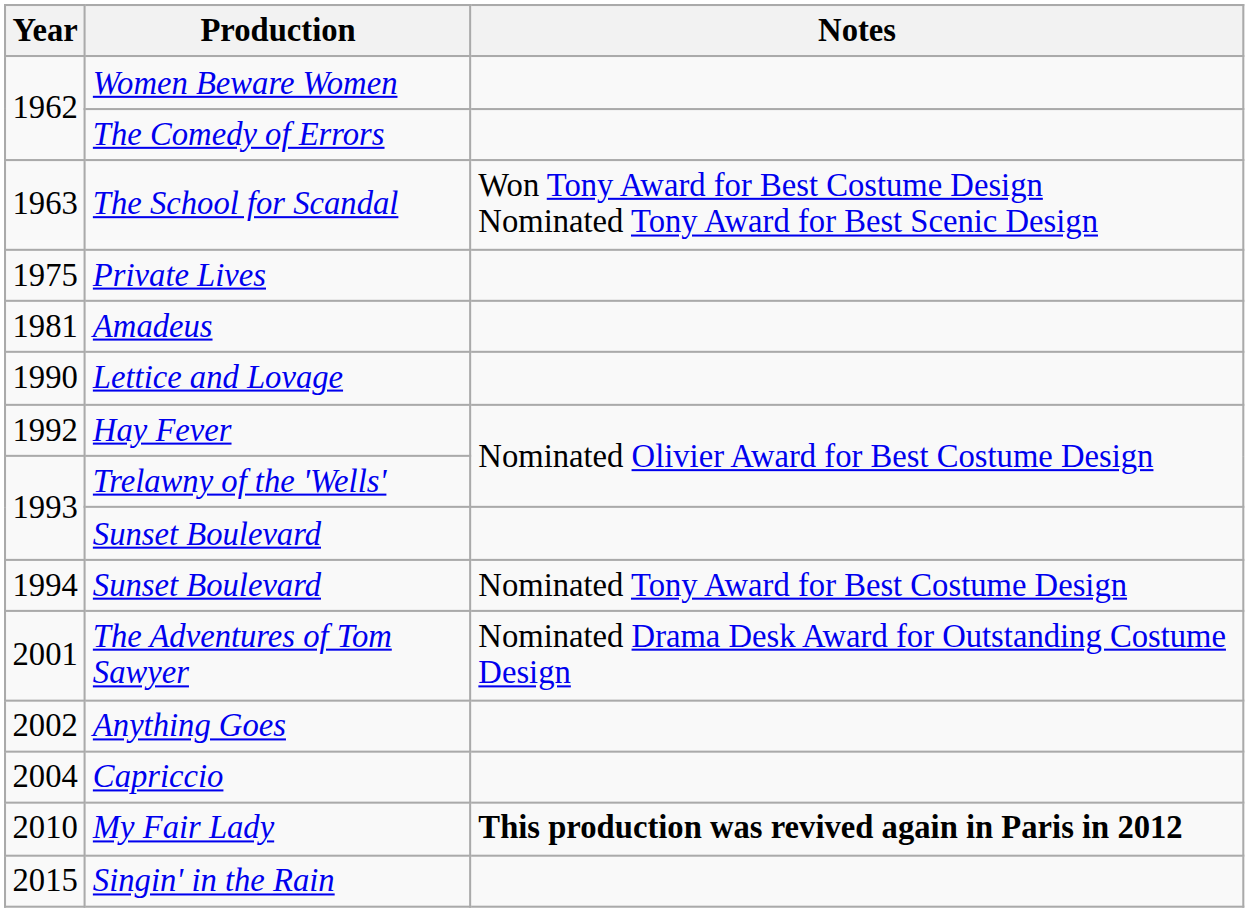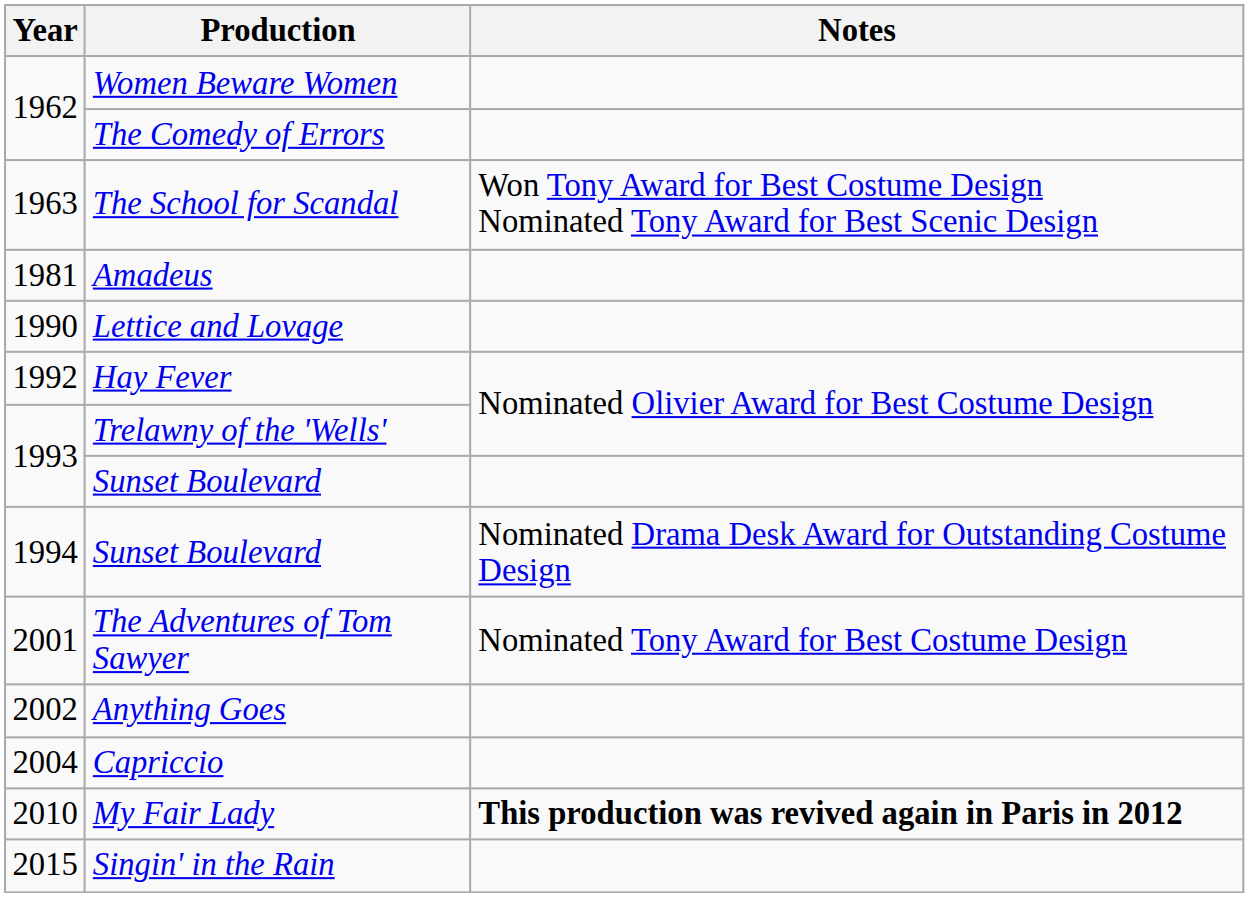- row: (45, 274)
(803, 584) Nominated Tony Award for Best Costume Design -> (852, 551) Nominated Drama Desk Award for Outstanding Costume Design
(852, 654) Nominated Drama Desk Award for Outstanding Costume Design -> (803, 639) Nominated Tony Award for Best Costume Design
